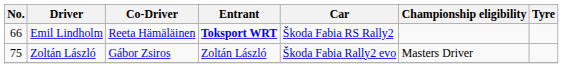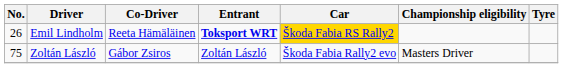(16, 33) 66 -> (16, 33) 26
(338, 33) no background -> (338, 33) gold background
